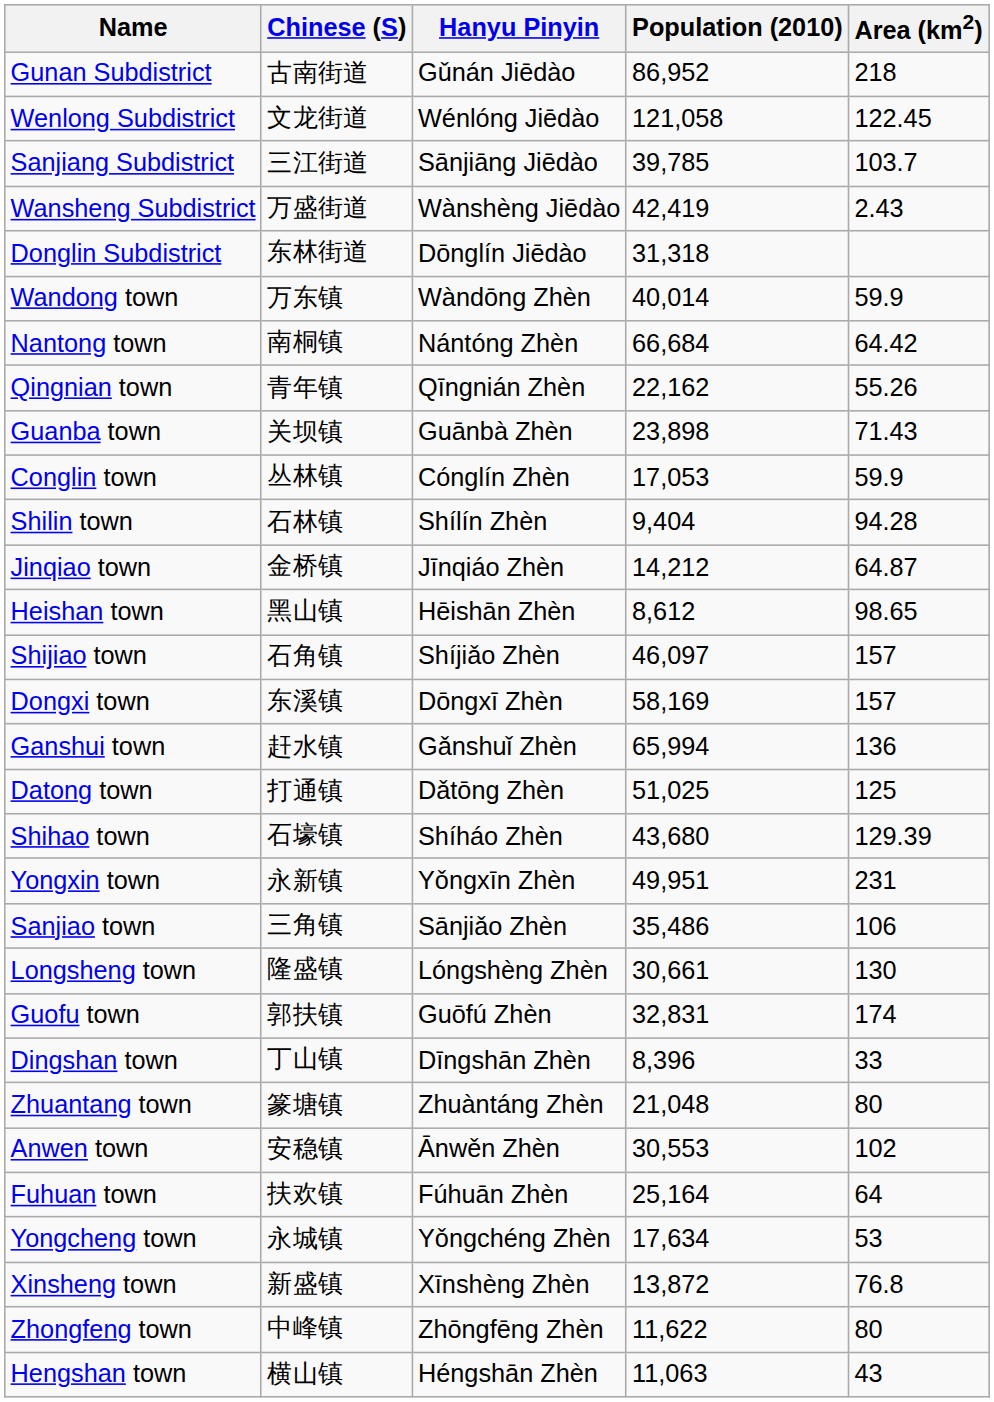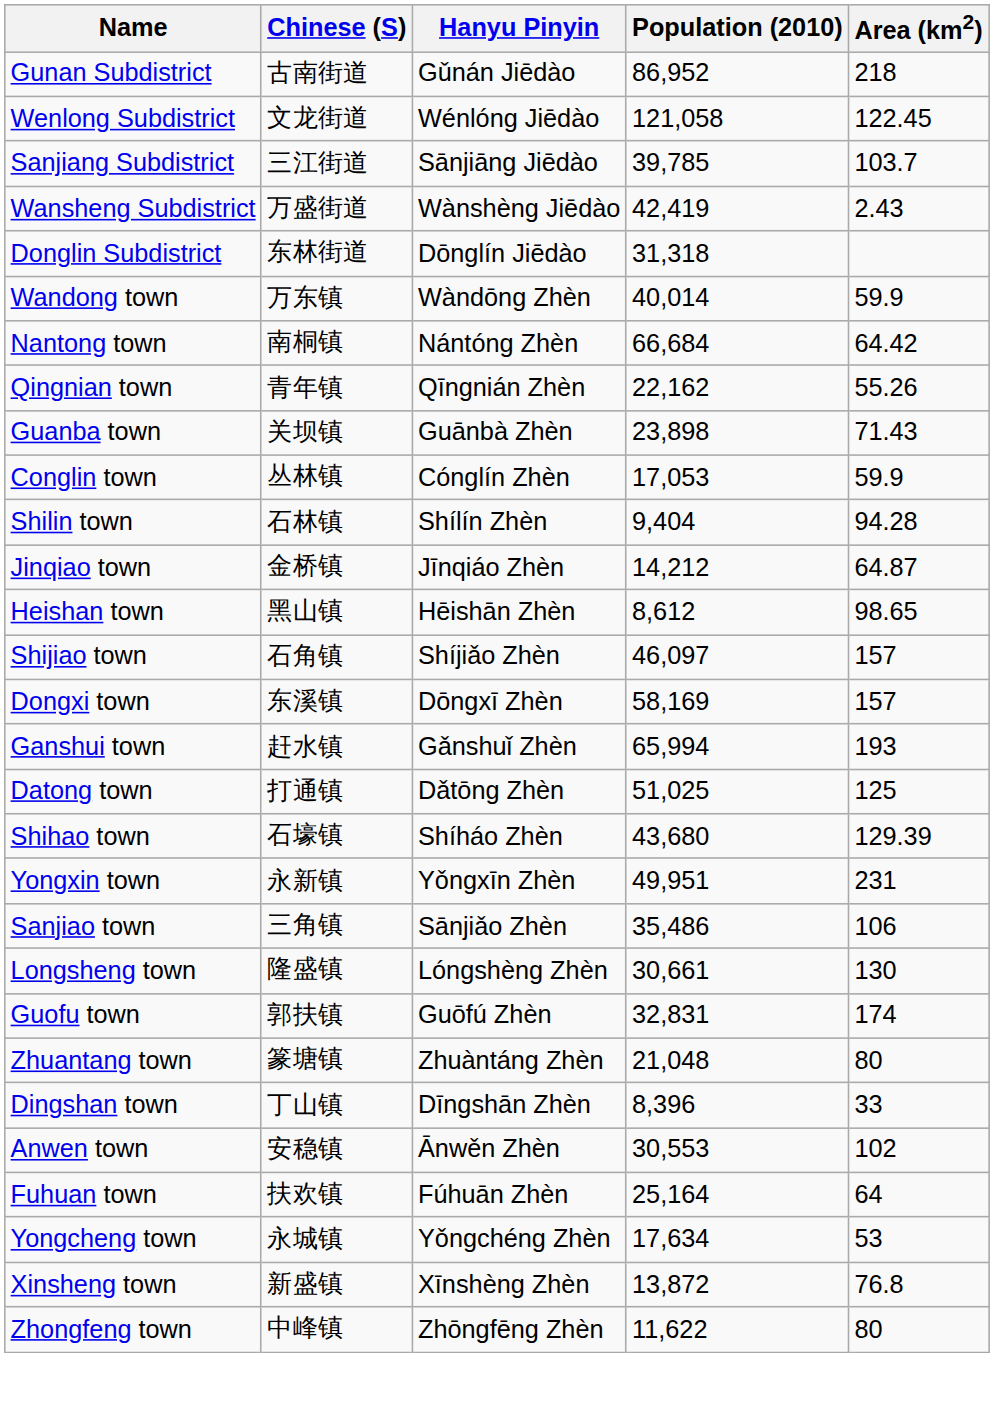(875, 746) 136 -> (875, 746) 193
rows swapped: (101, 1104) <-> (94, 1060)
- row: (98, 1373)
